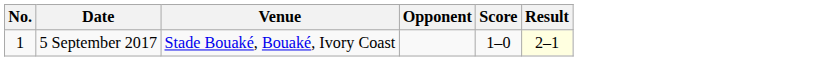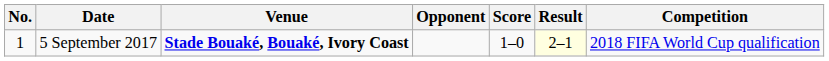+ column: (705, 17)
(280, 42) normal -> (287, 42) bold
